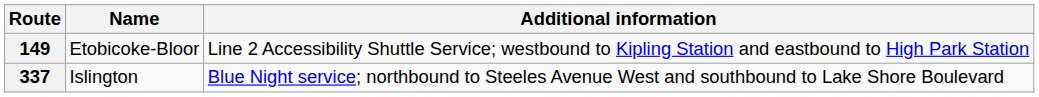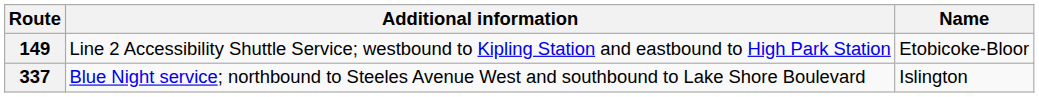columns swapped: (134, 19) <-> (618, 19)
